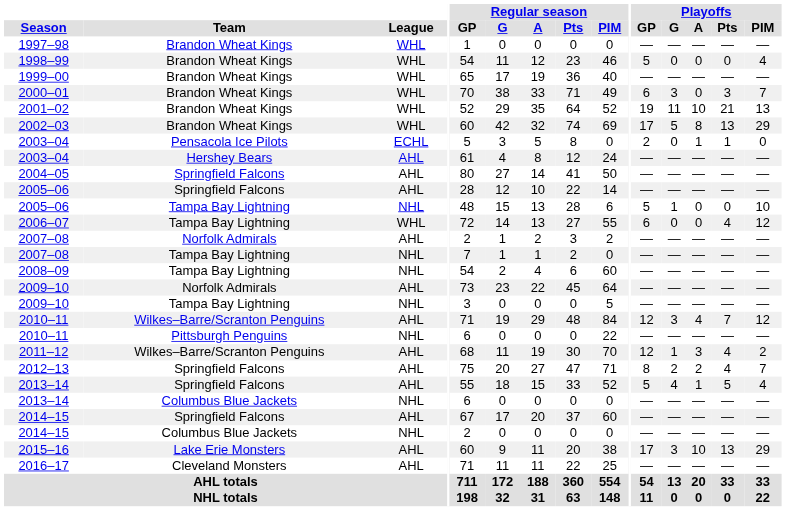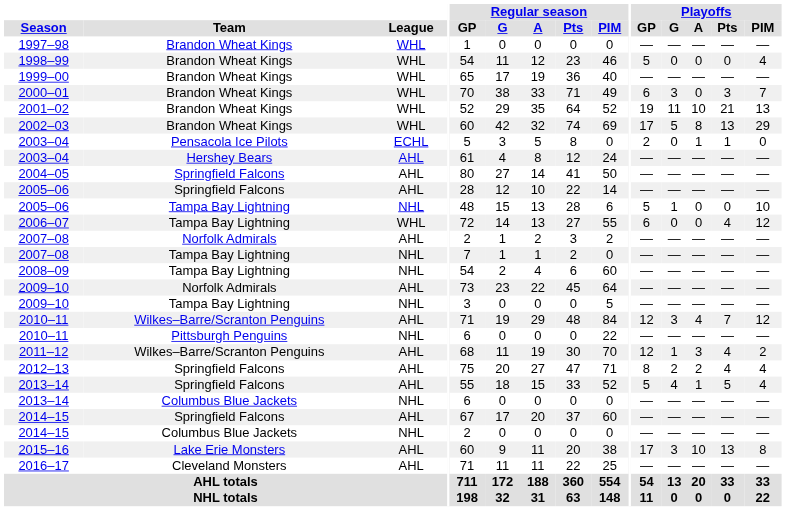(763, 368) 7 -> (763, 368) 4
(763, 449) 29 -> (763, 449) 8
